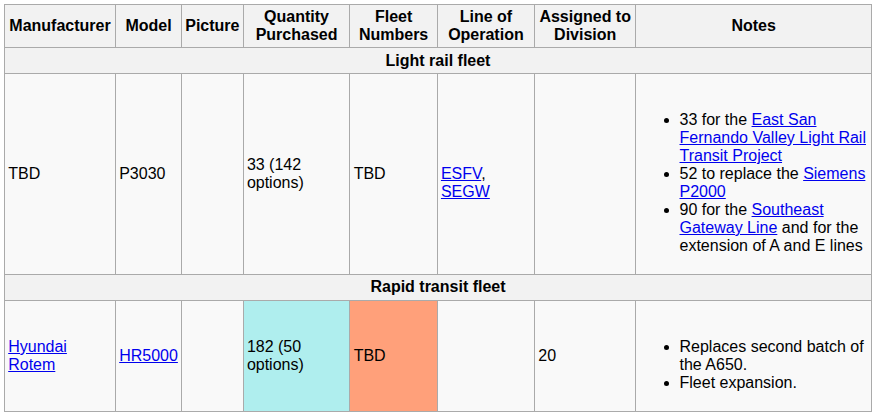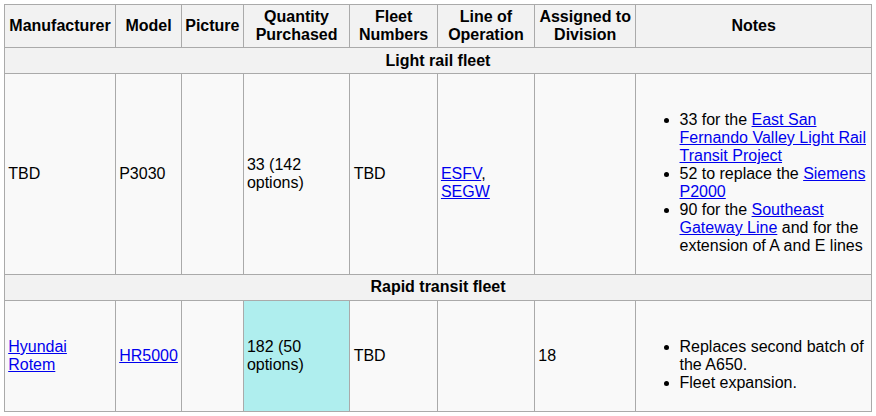(370, 355) lightsalmon background -> (370, 355) no background
(547, 355) 20 -> (547, 355) 18
